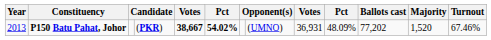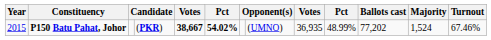(17, 27) 2013 -> (17, 27) 2015
(310, 27) 36,931 -> (310, 27) 36,935
(341, 27) 48.09% -> (341, 27) 48.99%
(421, 27) 1,520 -> (421, 27) 1,524
